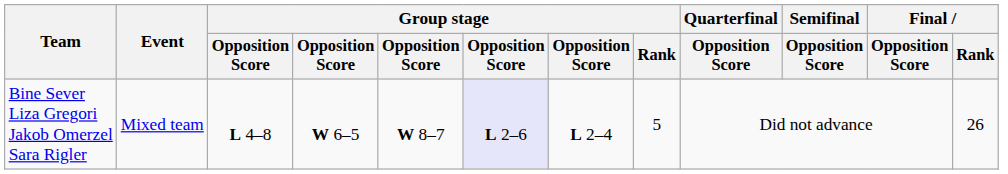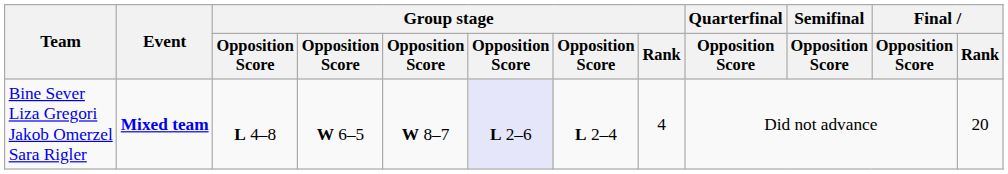(162, 124) normal -> (165, 124) bold
(657, 124) 5 -> (662, 124) 4
(975, 124) 26 -> (980, 124) 20
